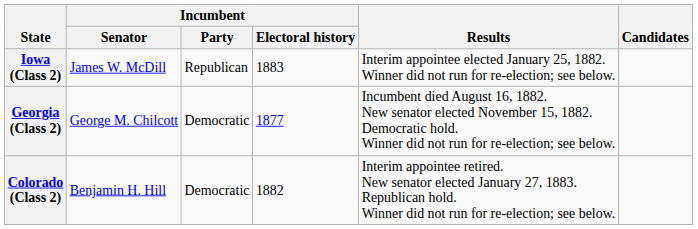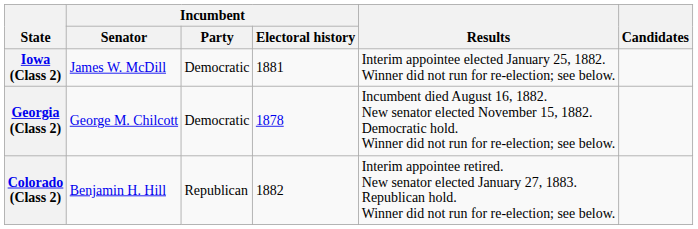(216, 67) Republican -> (217, 67) Democratic
(270, 67) 1883 -> (270, 67) 1881
(270, 120) 1877 -> (270, 120) 1878
(217, 189) Democratic -> (216, 189) Republican
